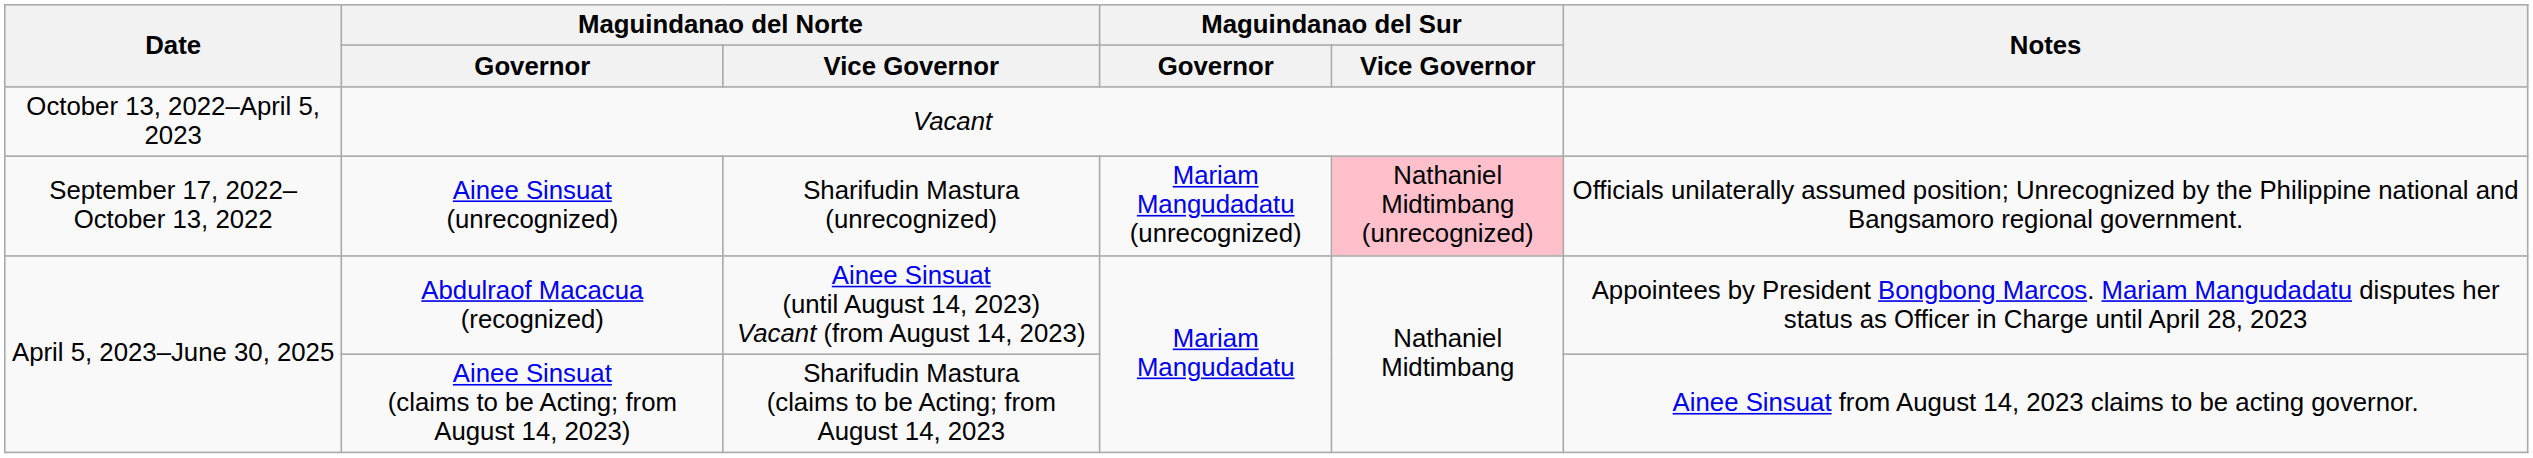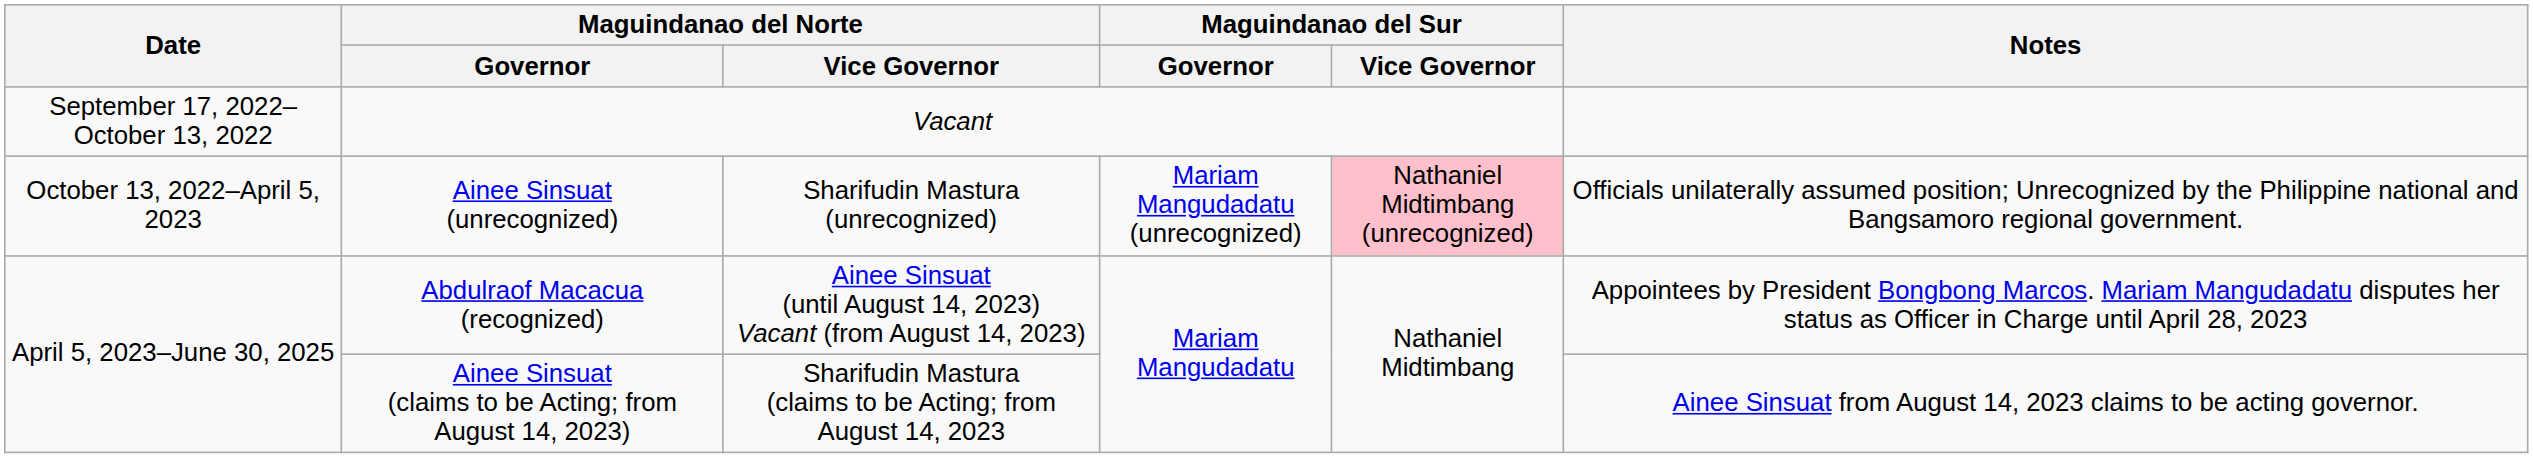(173, 121) October 13, 2022–April 5, 2023 -> (173, 121) September 17, 2022–October 13, 2022
(173, 205) September 17, 2022–October 13, 2022 -> (173, 205) October 13, 2022–April 5, 2023
